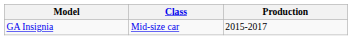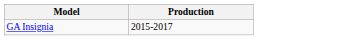- column: (176, 12)
